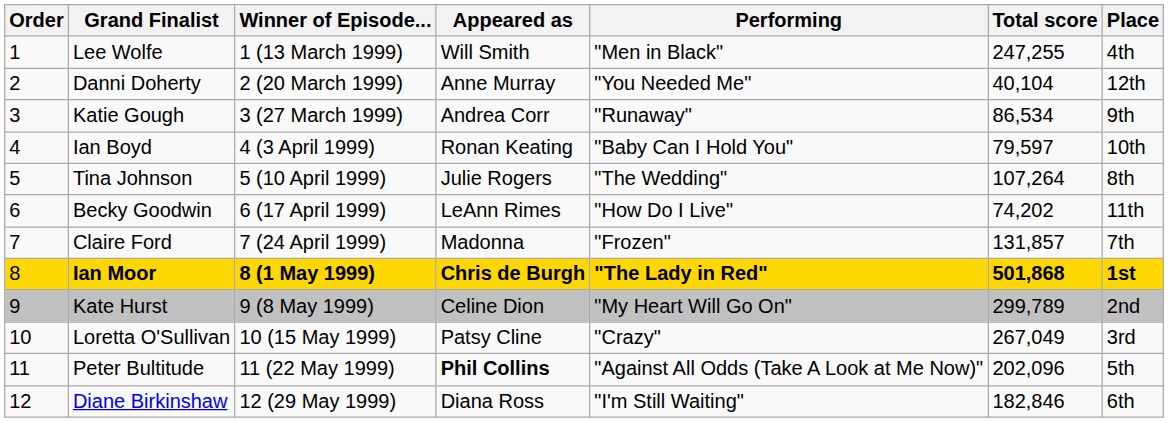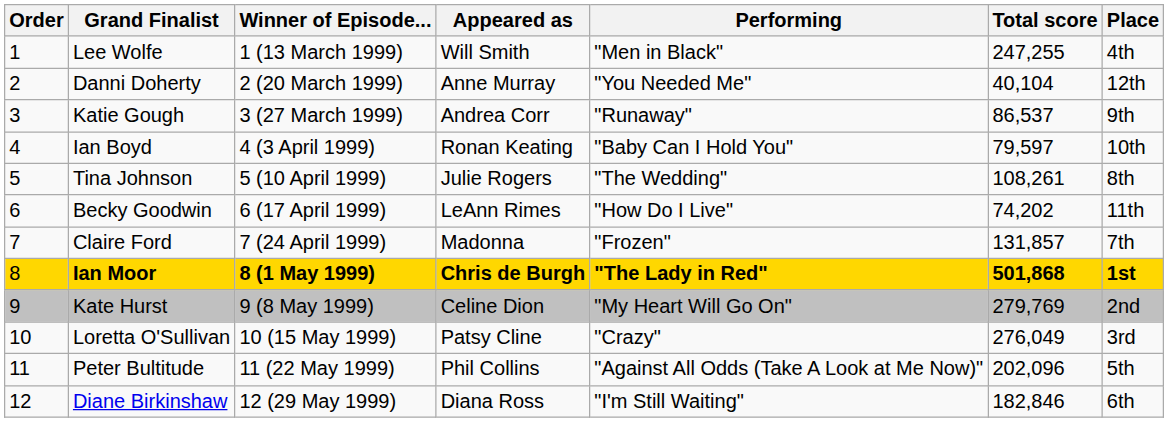(1023, 115) 86,534 -> (1023, 115) 86,537
(1029, 178) 107,264 -> (1029, 178) 108,261
(1029, 305) 299,789 -> (1029, 305) 279,769
(1029, 337) 267,049 -> (1029, 337) 276,049
(495, 369) bold -> (490, 369) normal
